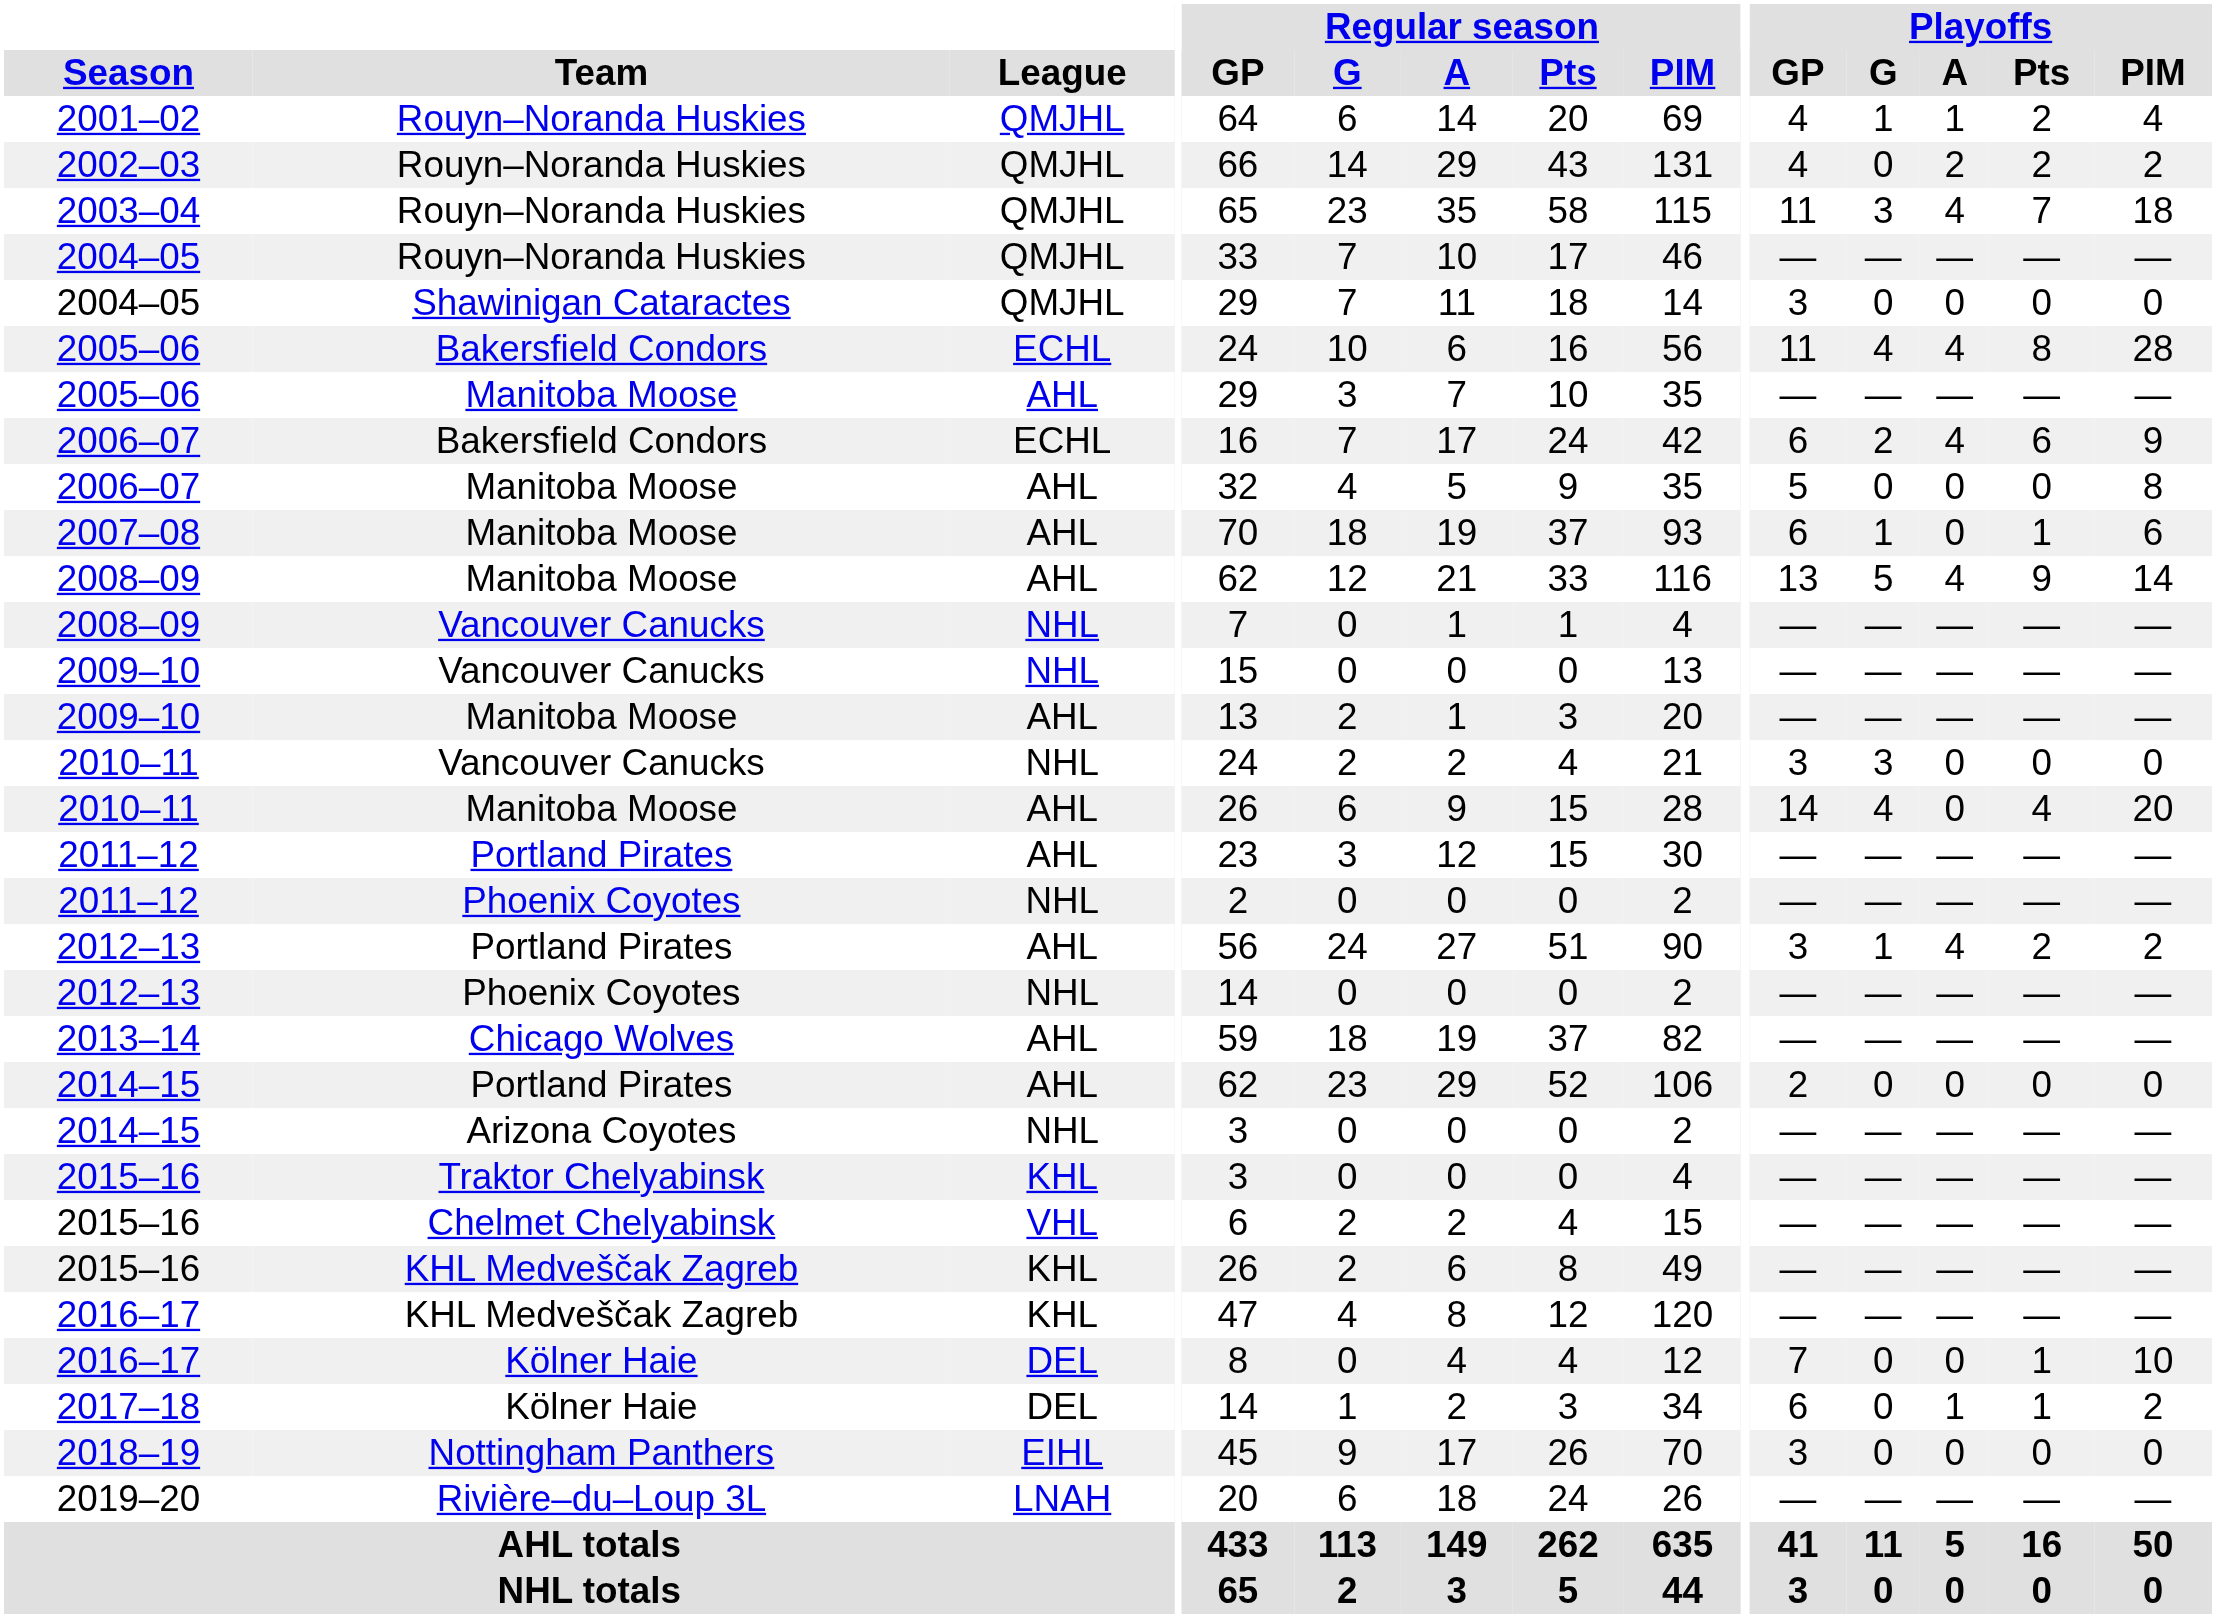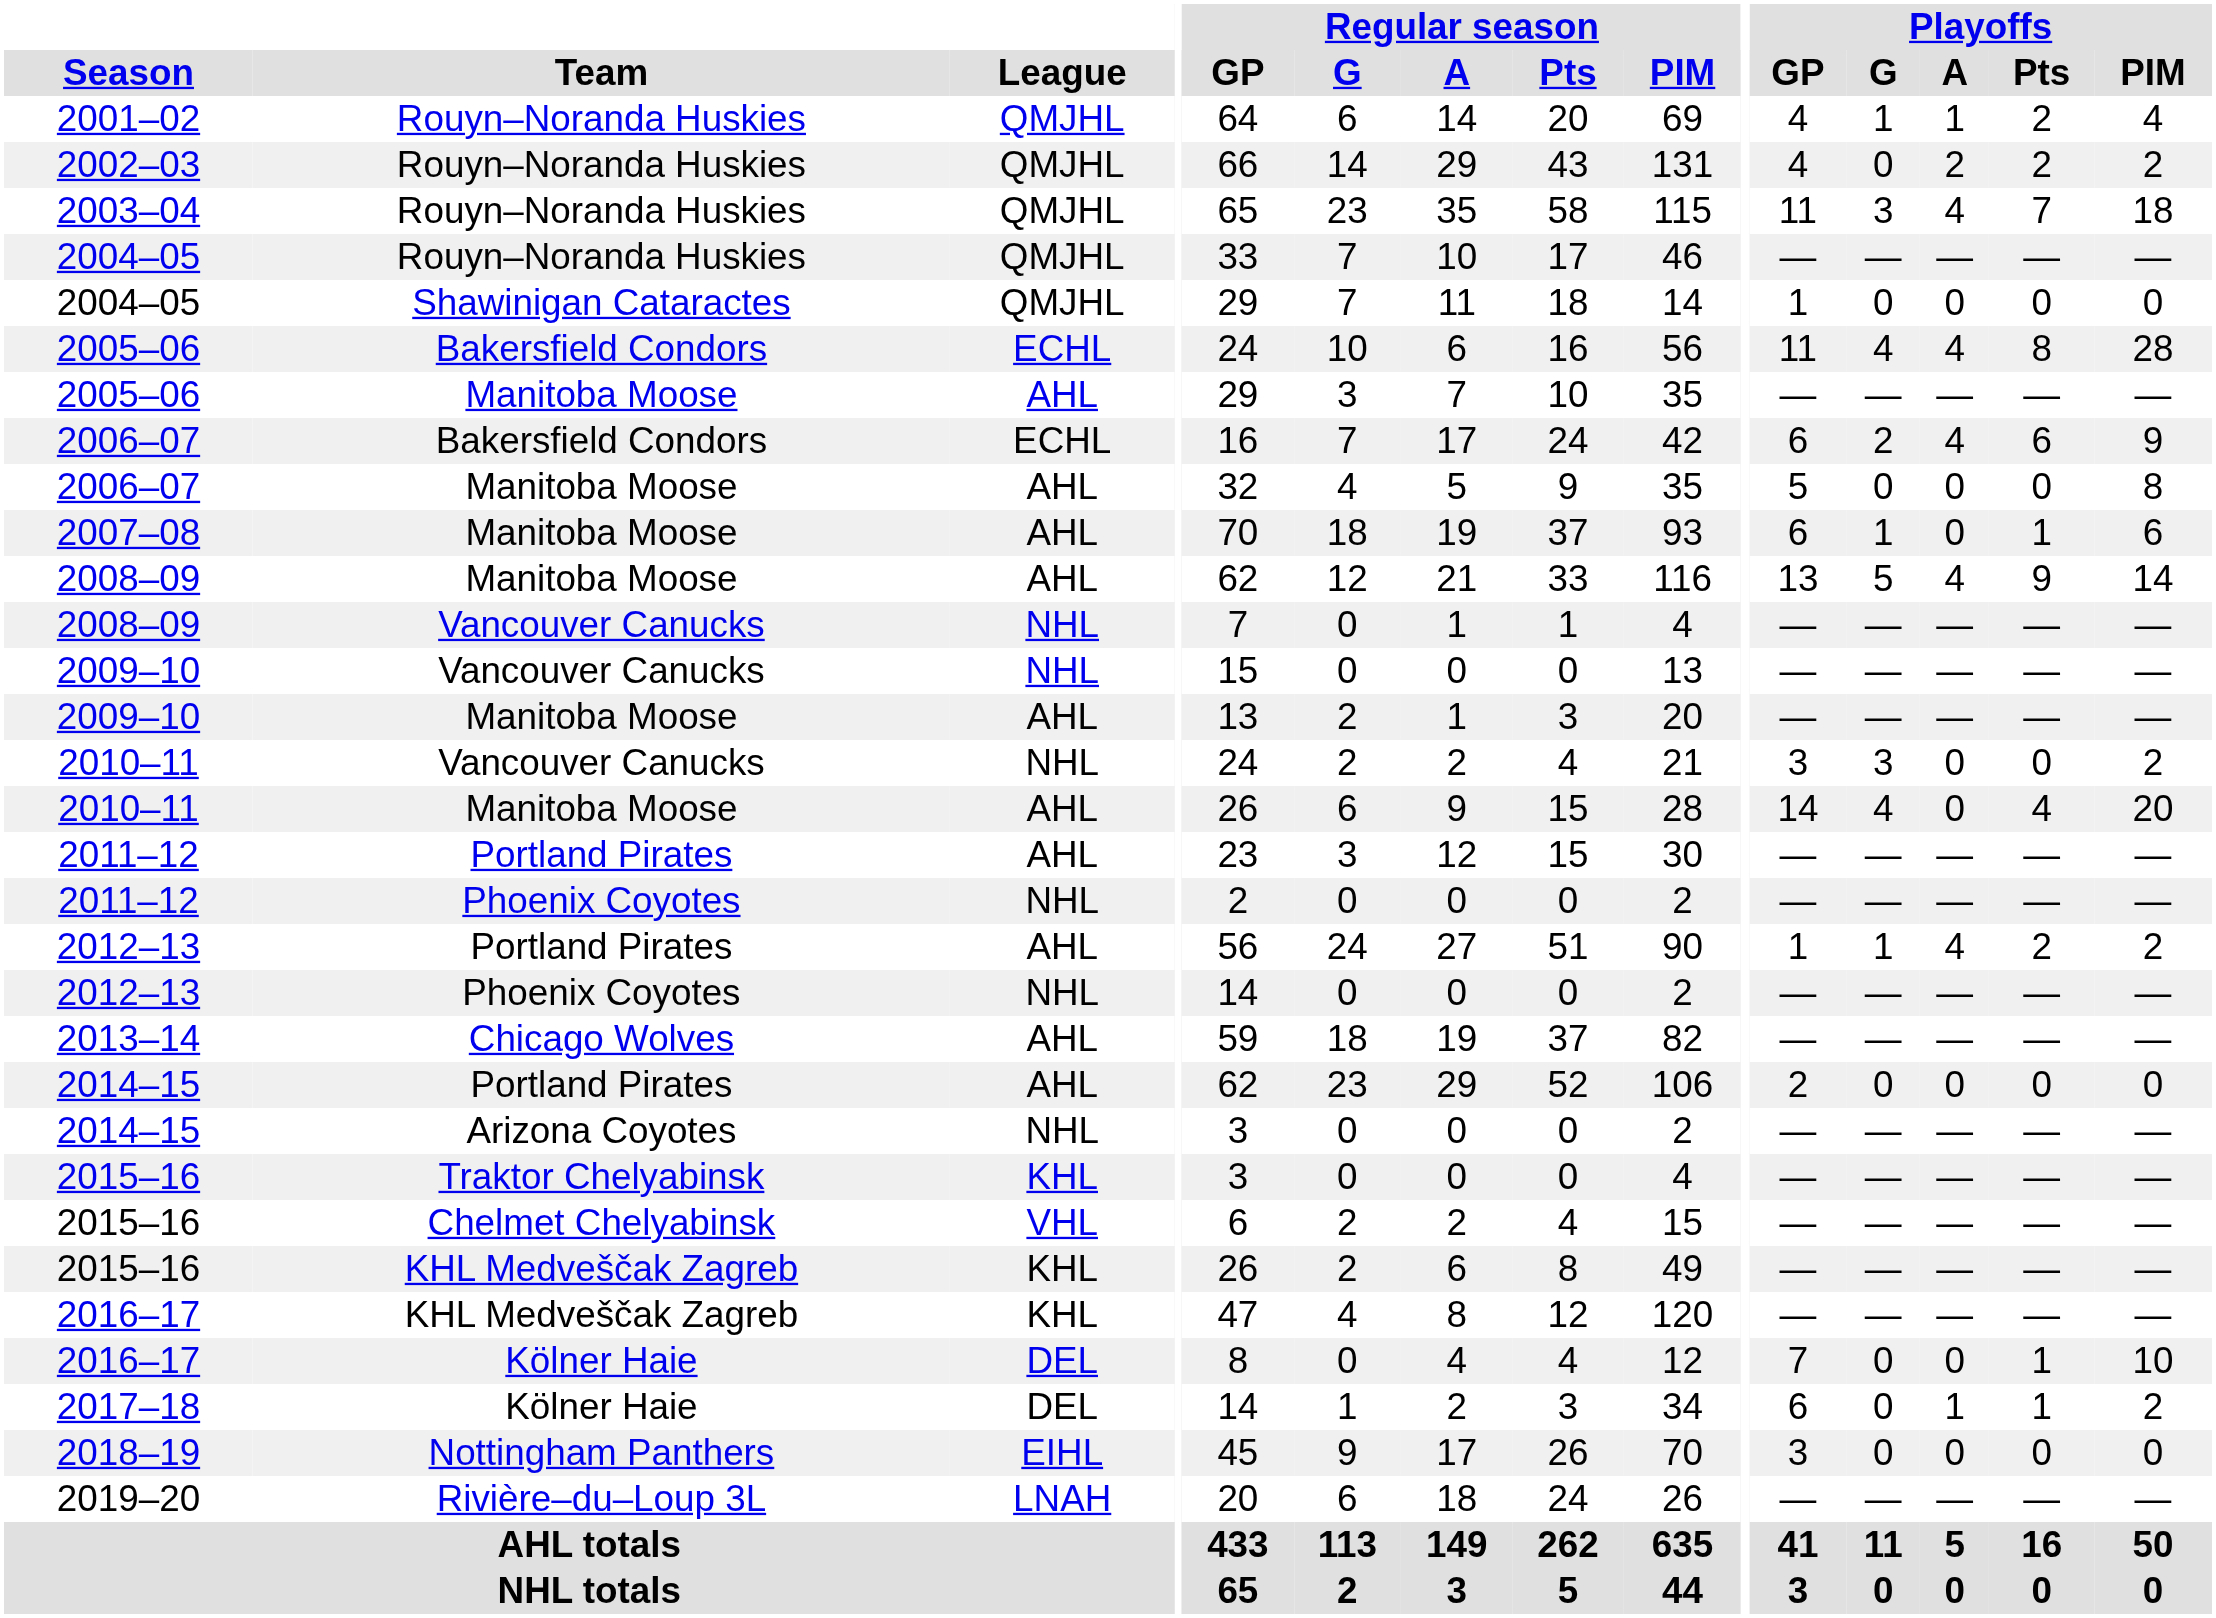(1798, 302) 3 -> (1798, 302) 1
(2153, 762) 0 -> (2153, 762) 2
(1798, 946) 3 -> (1798, 946) 1
